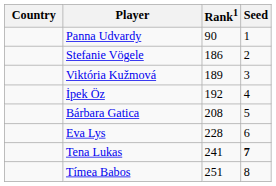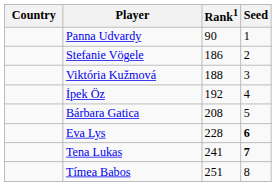(214, 75) 189 -> (214, 75) 188
(247, 133) normal -> (247, 133) bold
